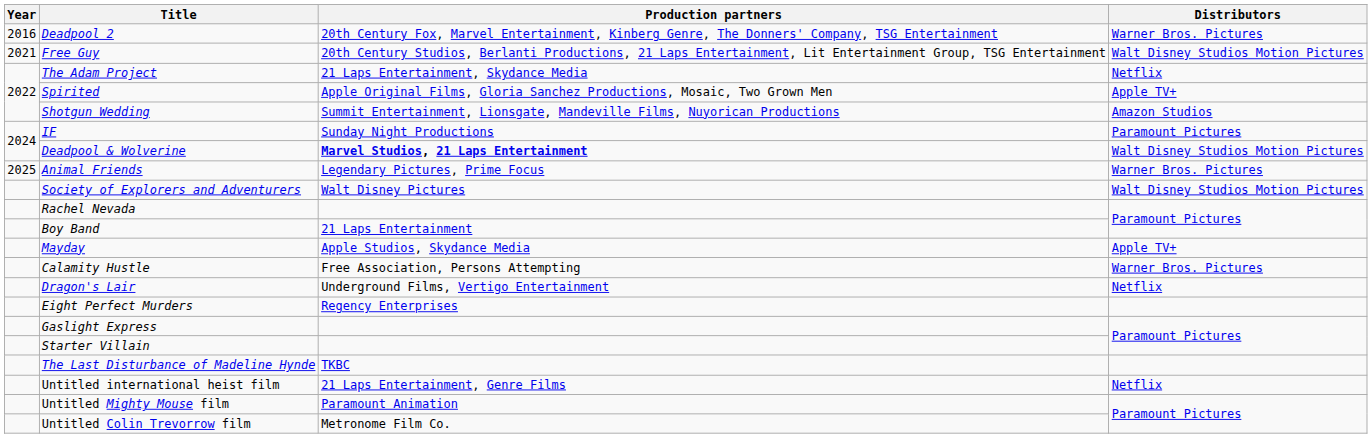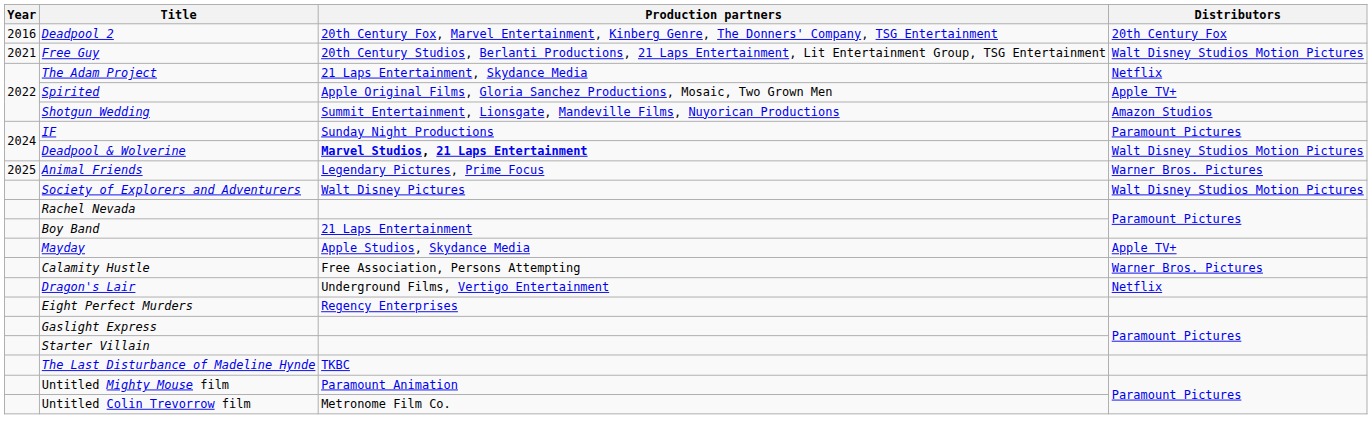(1187, 34) Warner Bros. Pictures -> (1169, 34) 20th Century Fox
- row: (161, 385)
